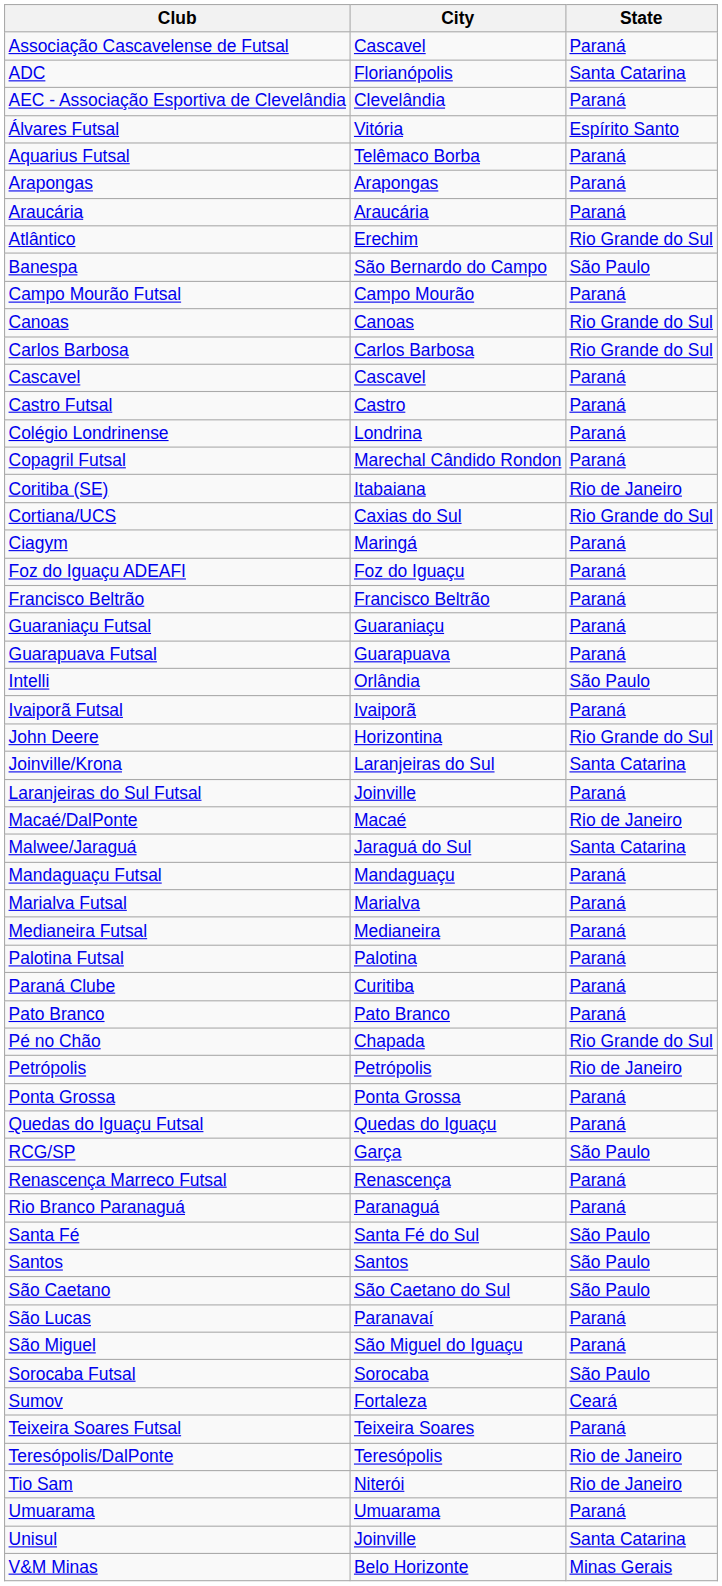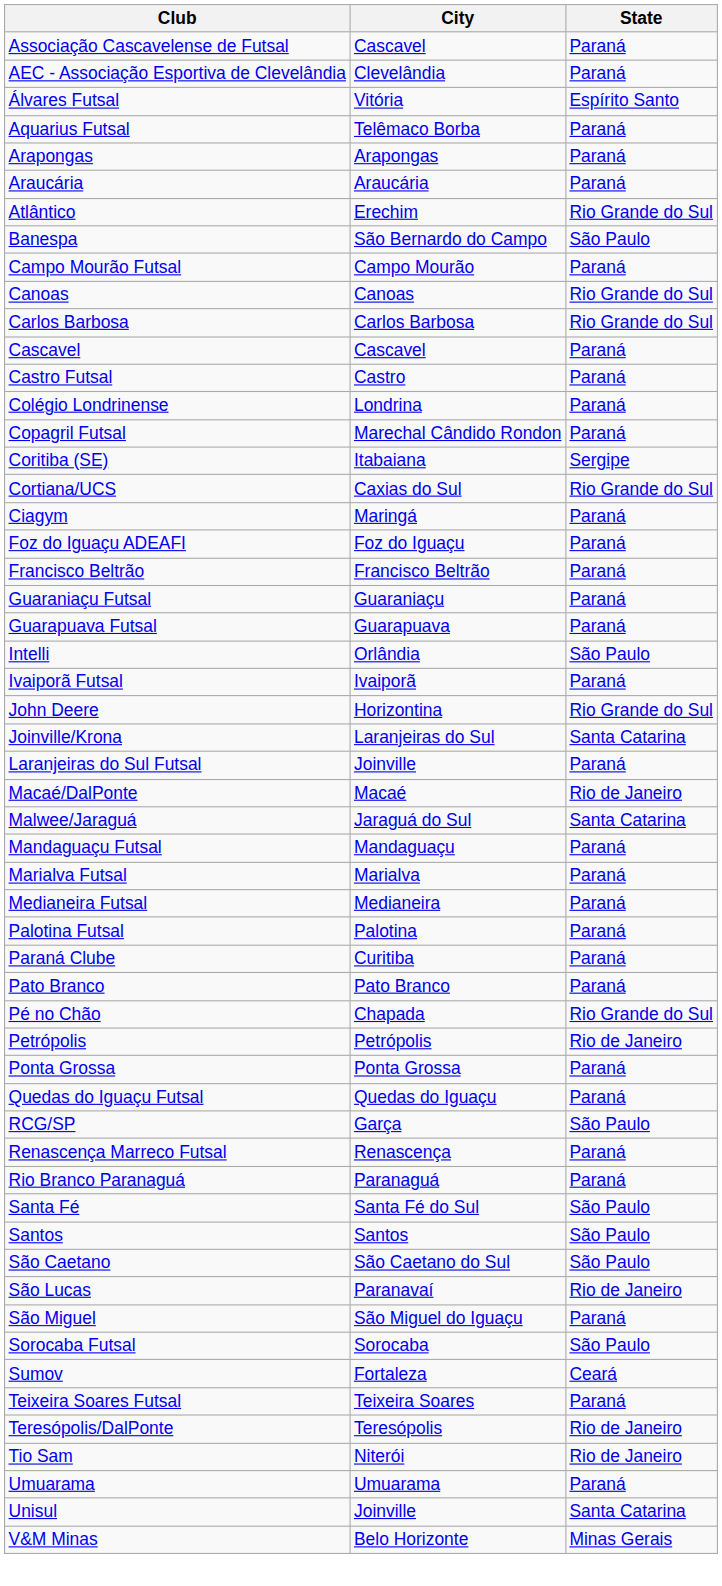- row: (27, 73)
(626, 488) Rio de Janeiro -> (600, 460) Sergipe
(598, 1318) Paraná -> (626, 1290) Rio de Janeiro
